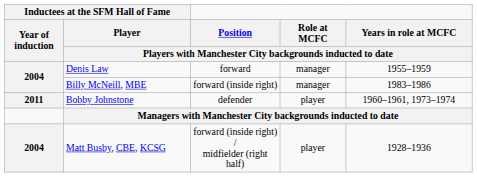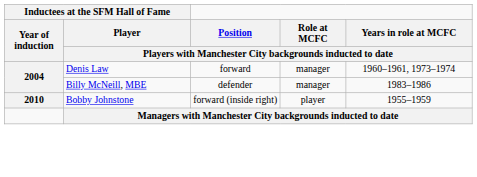(409, 69) 1955–1959 -> (409, 69) 1960–1961, 1973–1974
(235, 85) forward (inside right) -> (235, 85) defender
(34, 100) 2011 -> (34, 100) 2010
(235, 100) defender -> (235, 100) forward (inside right)
(409, 100) 1960–1961, 1973–1974 -> (409, 100) 1955–1959
- row: (116, 148)
